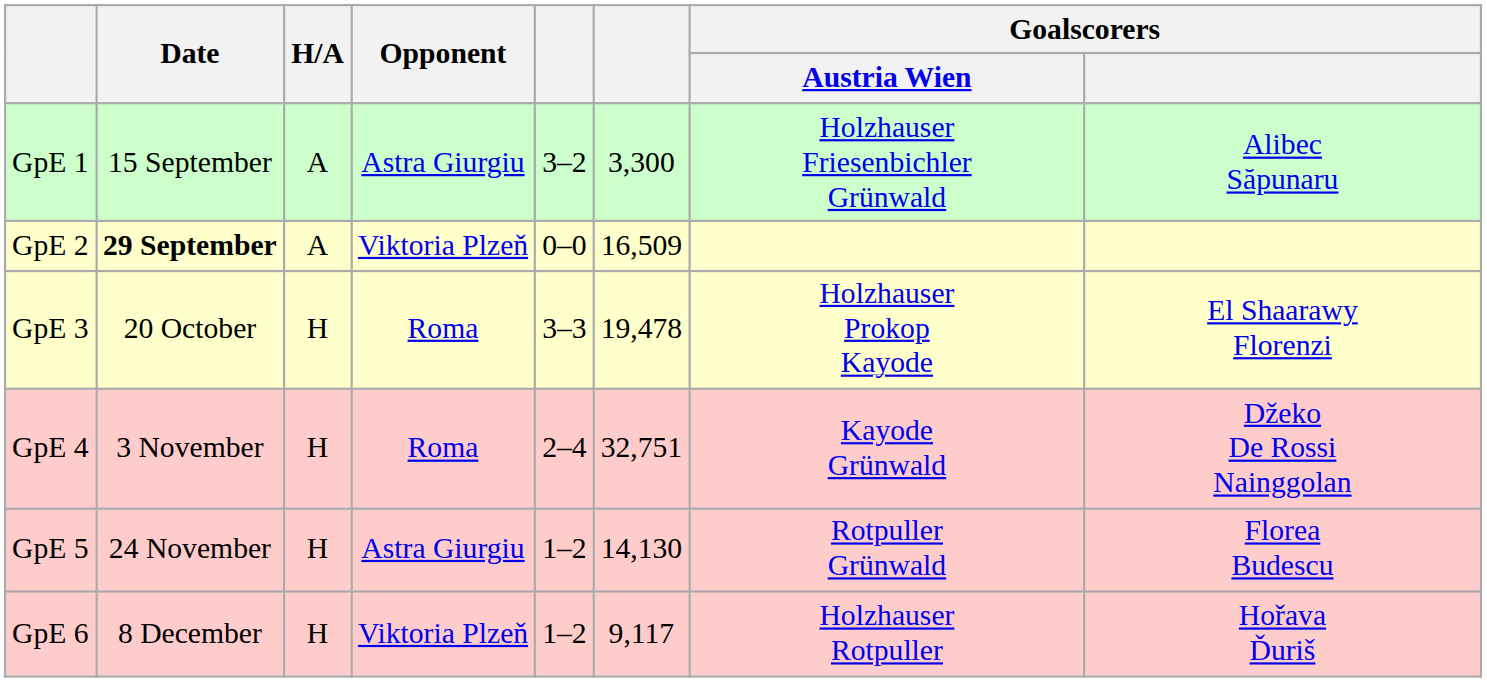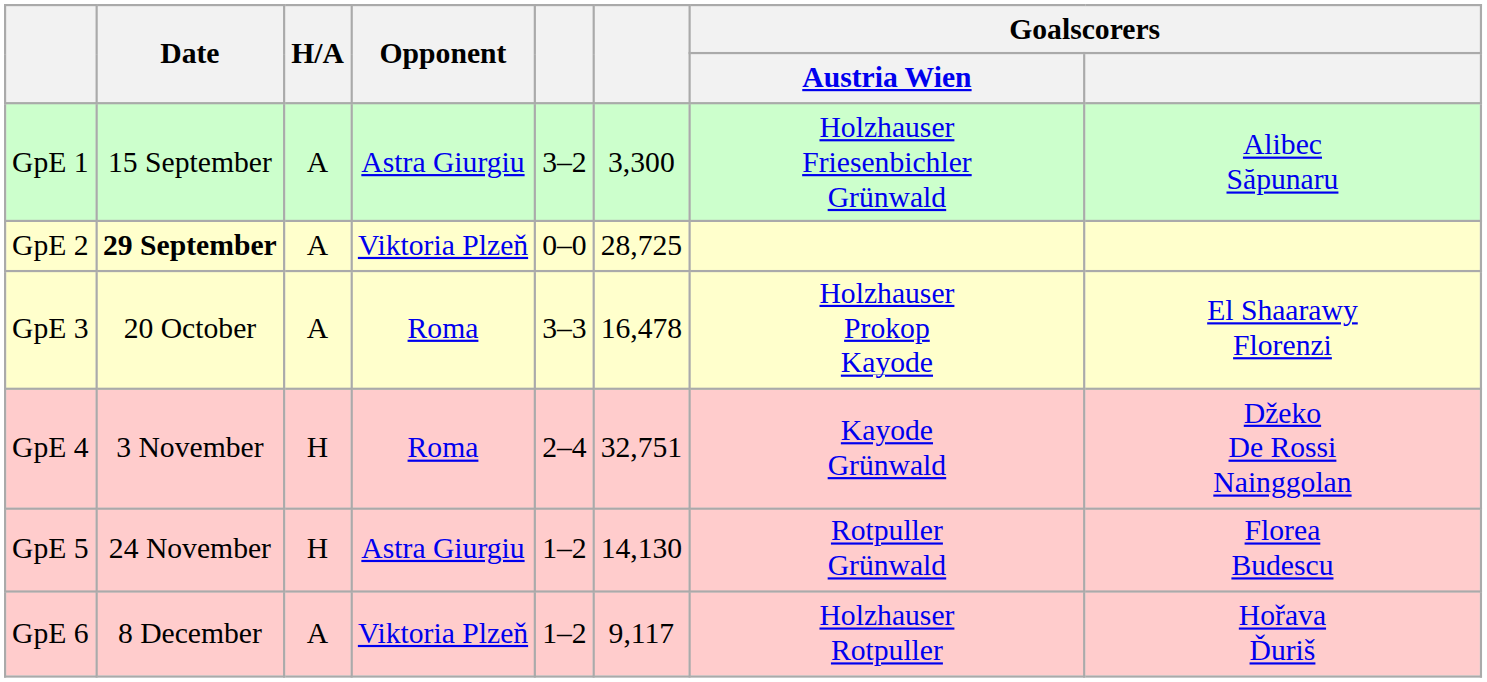(641, 245) 16,509 -> (641, 245) 28,725
(317, 328) H -> (317, 328) A
(641, 328) 19,478 -> (641, 328) 16,478
(317, 632) H -> (317, 632) A
